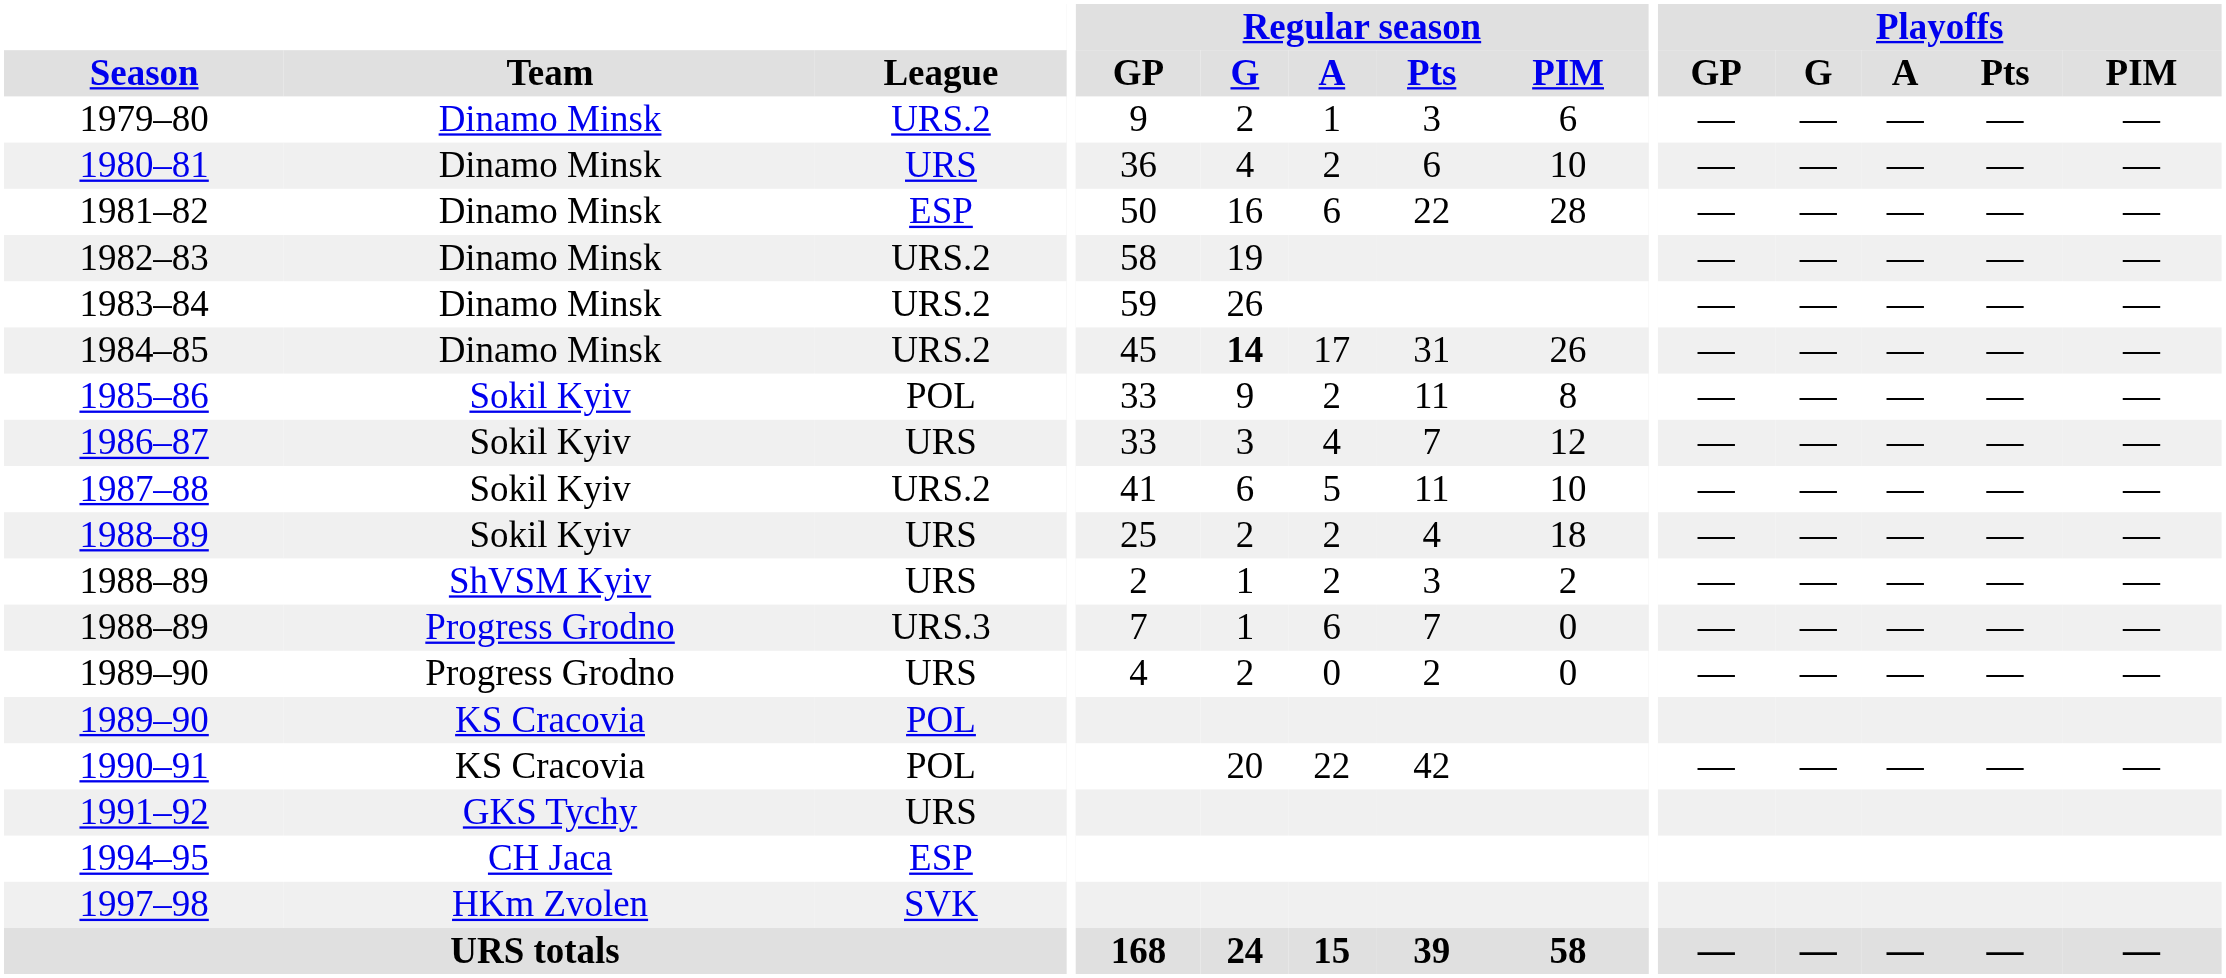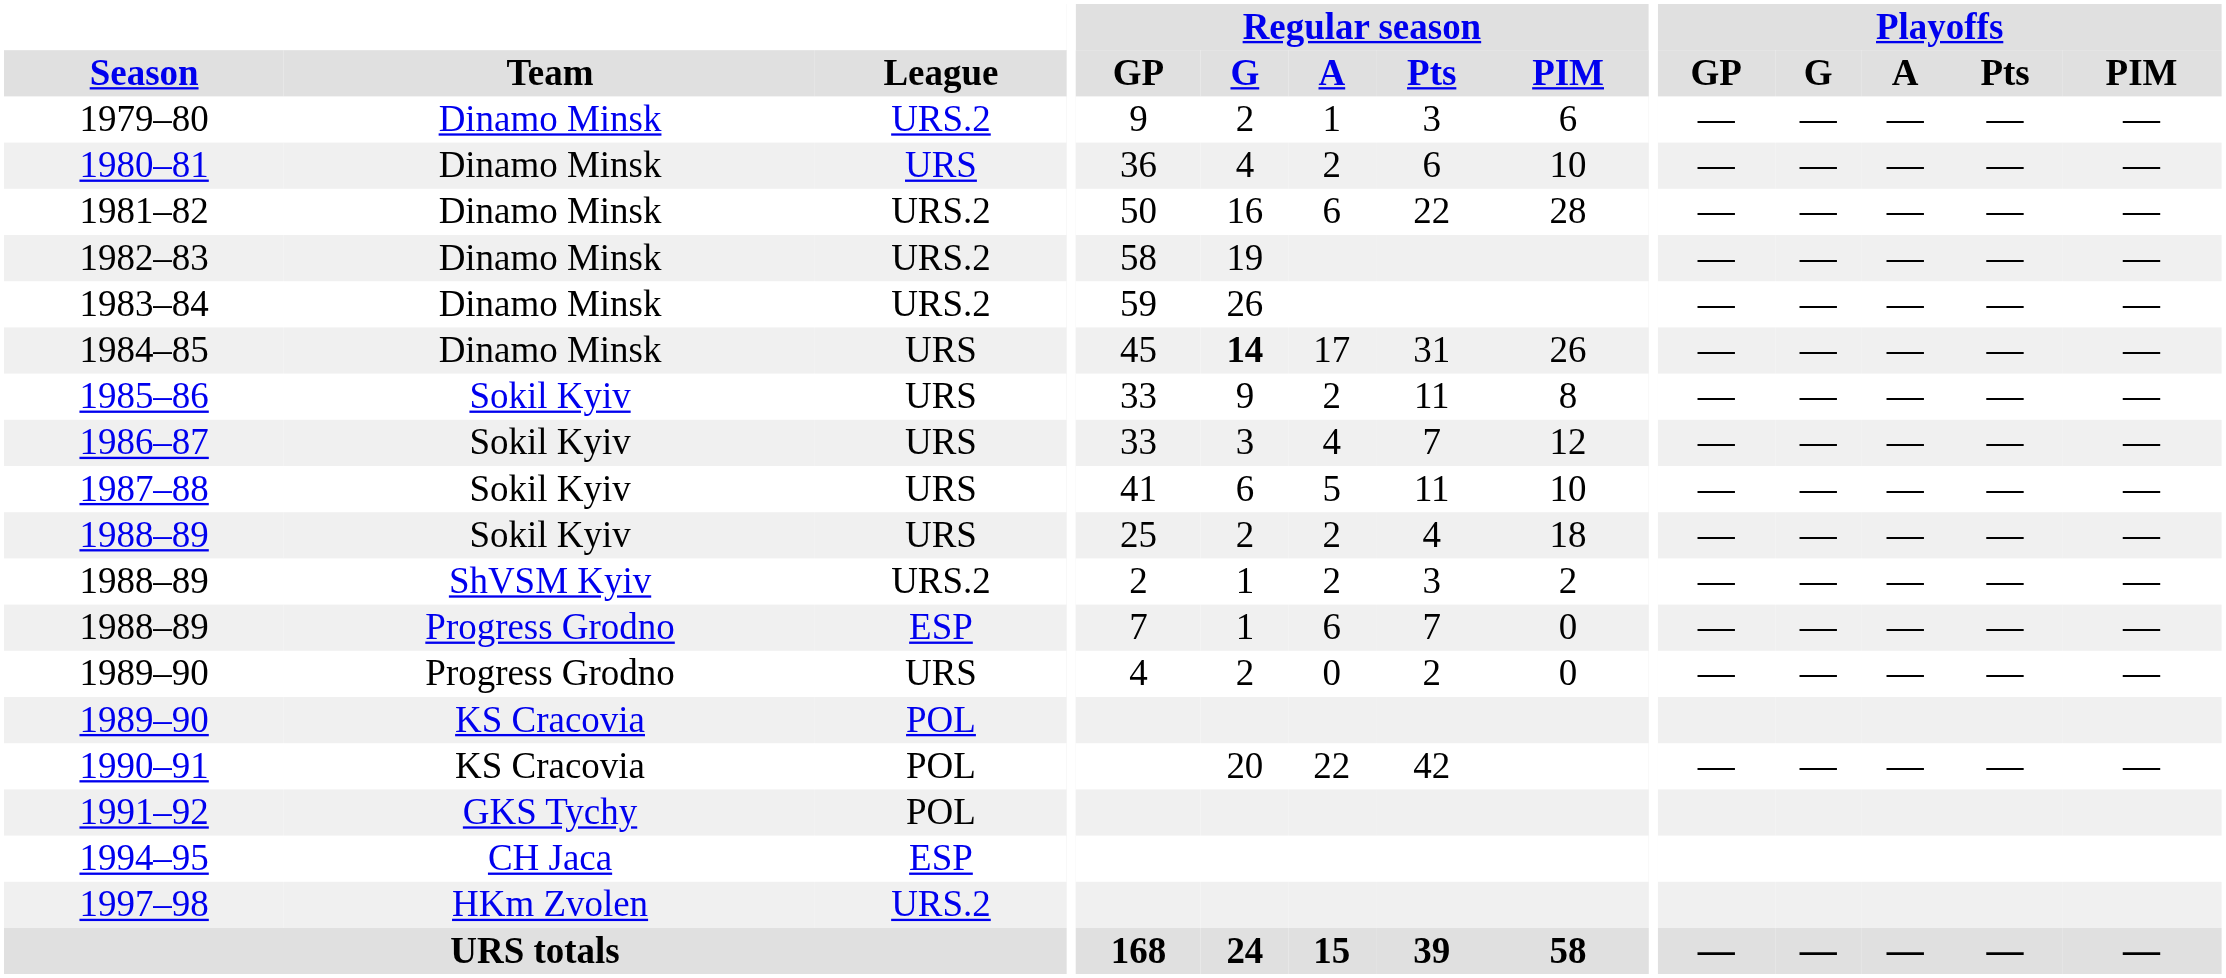(941, 211) ESP -> (941, 211) URS.2
(941, 349) URS.2 -> (941, 349) URS
(941, 396) POL -> (941, 396) URS
(941, 488) URS.2 -> (941, 488) URS
(941, 580) URS -> (941, 580) URS.2
(941, 627) URS.3 -> (941, 627) ESP
(941, 811) URS -> (941, 811) POL
(941, 904) SVK -> (941, 904) URS.2
